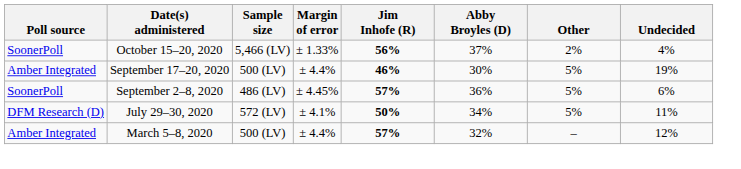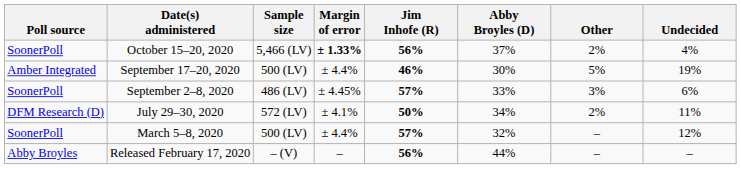(317, 50) normal -> (340, 50) bold
(481, 91) 36% -> (504, 91) 33%
(574, 91) 5% -> (597, 91) 3%
(574, 112) 5% -> (597, 112) 2%
(52, 133) Amber Integrated -> (35, 133) SoonerPoll
+ row: (180, 153)
